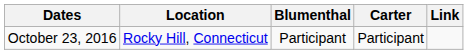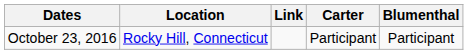columns swapped: (313, 15) <-> (445, 15)
